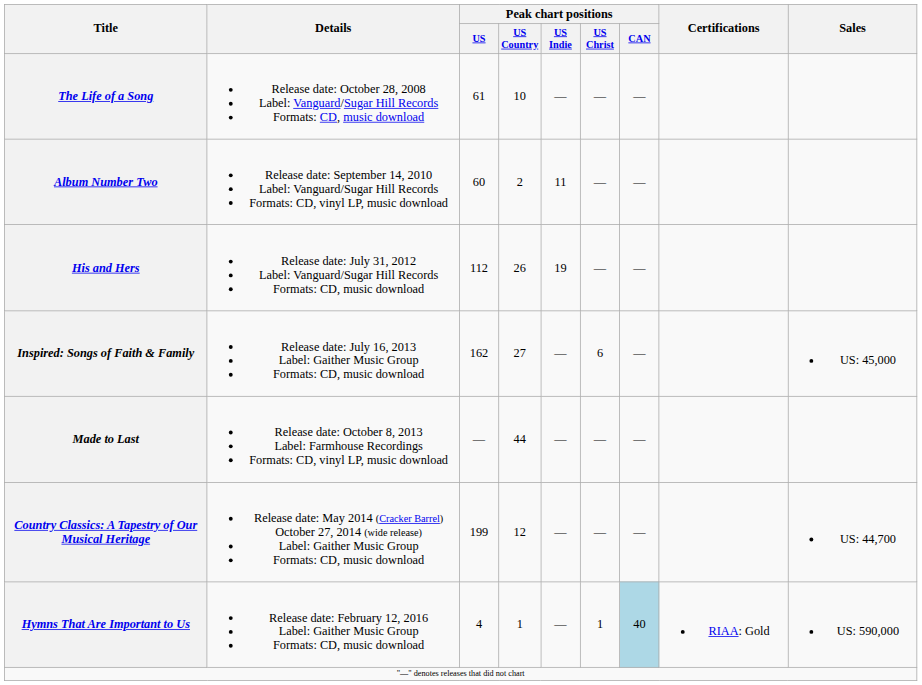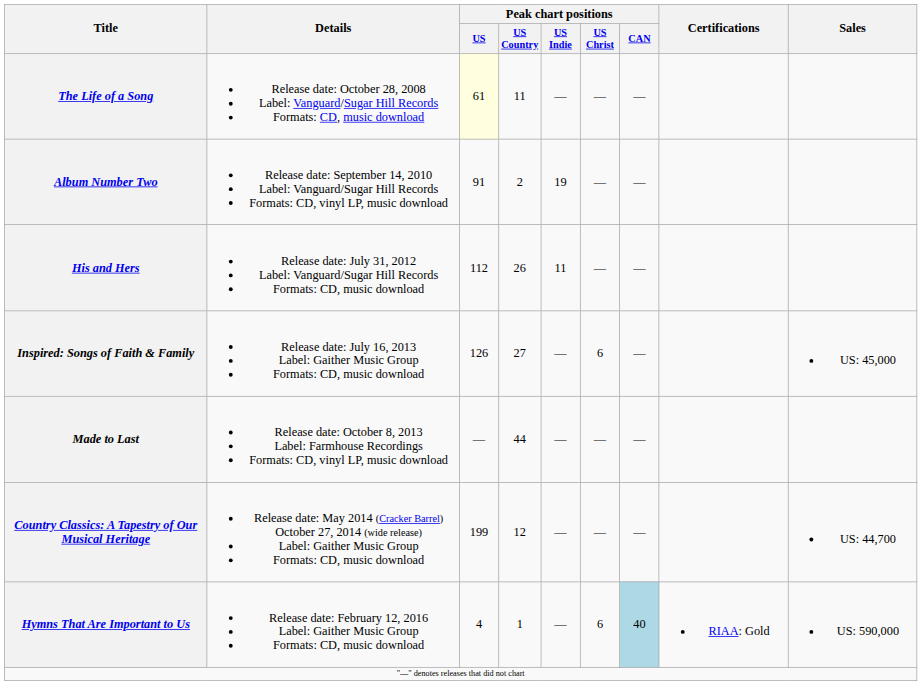(479, 96) no background -> (479, 96) lightyellow background
(520, 96) 10 -> (520, 96) 11
(479, 182) 60 -> (479, 182) 91
(560, 182) 11 -> (560, 182) 19
(560, 267) 19 -> (560, 267) 11
(479, 353) 162 -> (479, 353) 126
(600, 624) 1 -> (600, 624) 6
